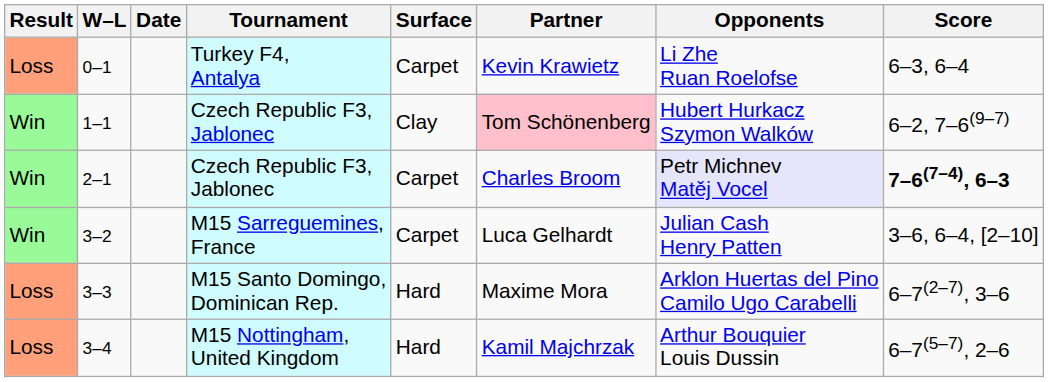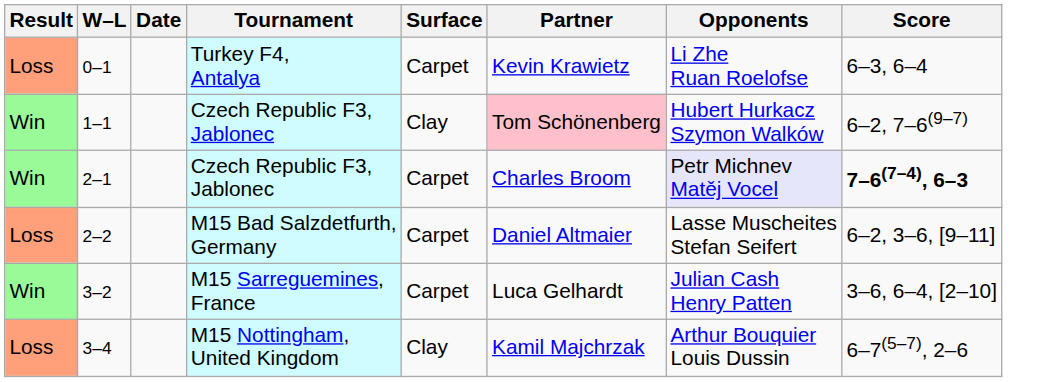+ row: (97, 236)
- row: (97, 292)
(418, 347) Hard -> (427, 347) Clay
